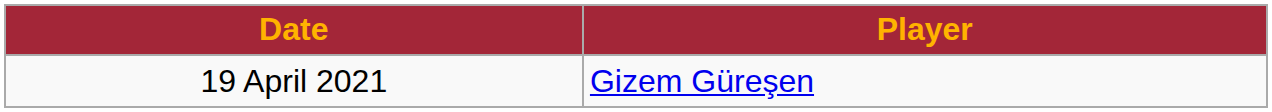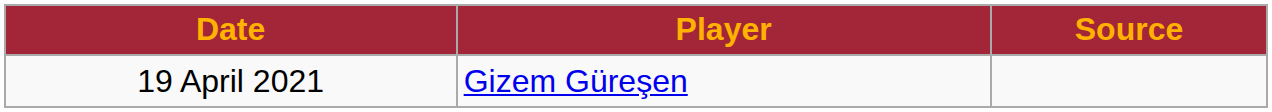+ column: (1129, 29)
